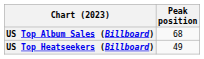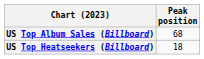(178, 47) 49 -> (178, 47) 18
